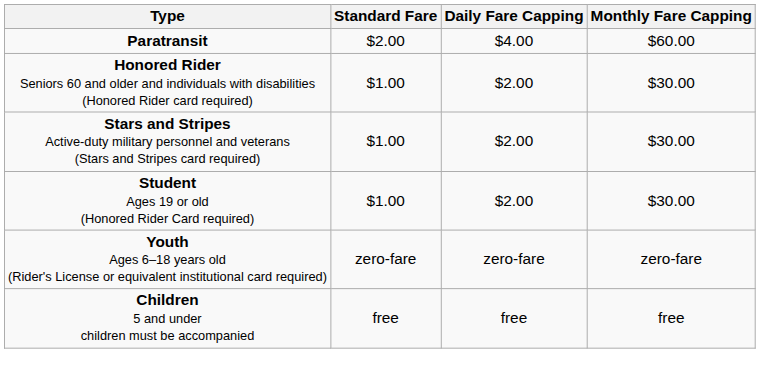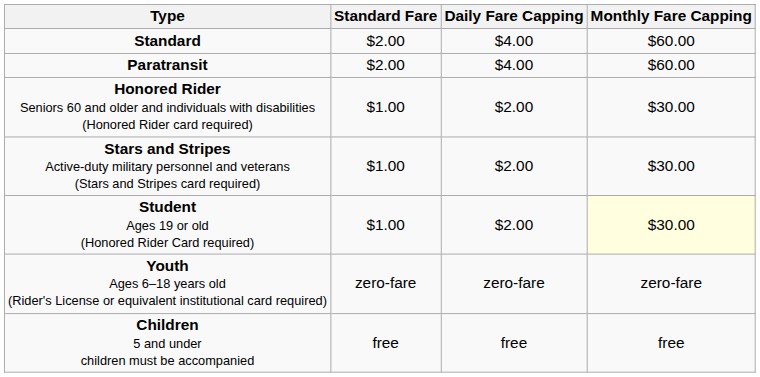+ row: (167, 41)
(671, 200) no background -> (671, 224) lightyellow background
